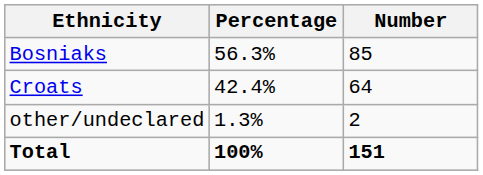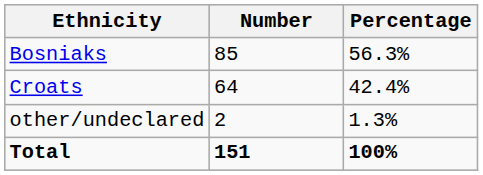columns swapped: (411, 21) <-> (276, 21)
